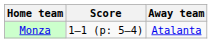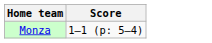- column: (176, 13)
